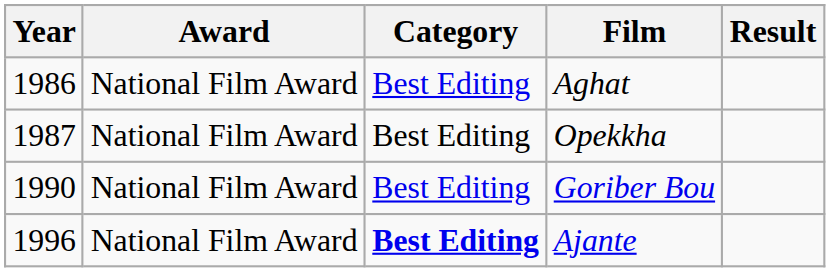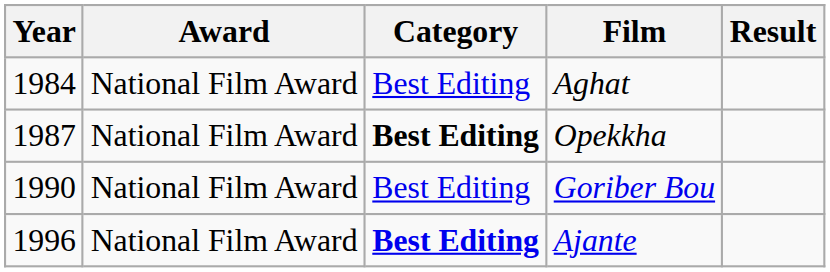(44, 83) 1986 -> (44, 83) 1984
(451, 135) normal -> (456, 135) bold
